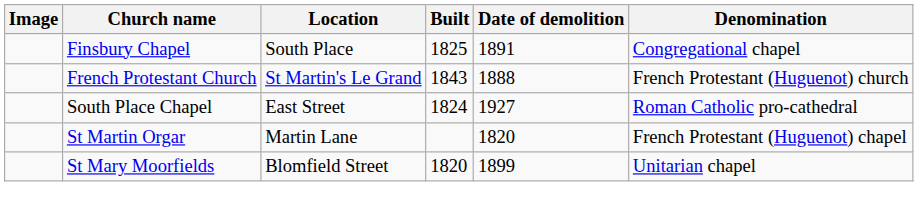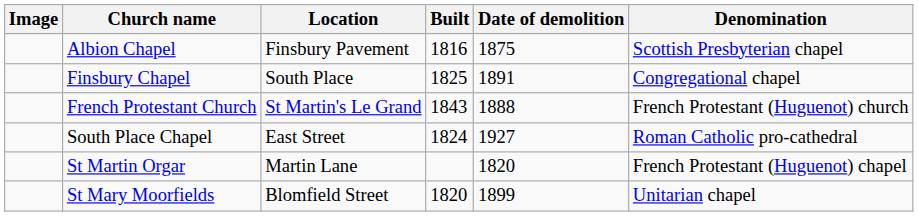+ row: (121, 48)
